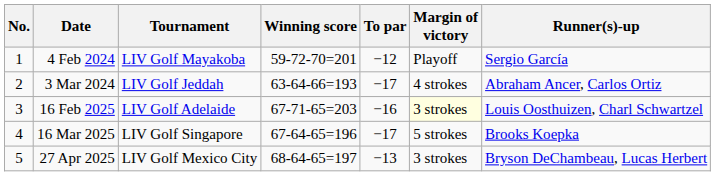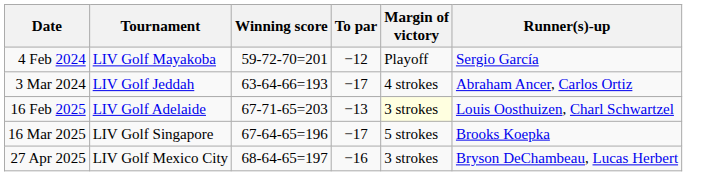- column: (19, 26)
(385, 109) −16 -> (356, 109) −13
(385, 158) −13 -> (356, 158) −16
